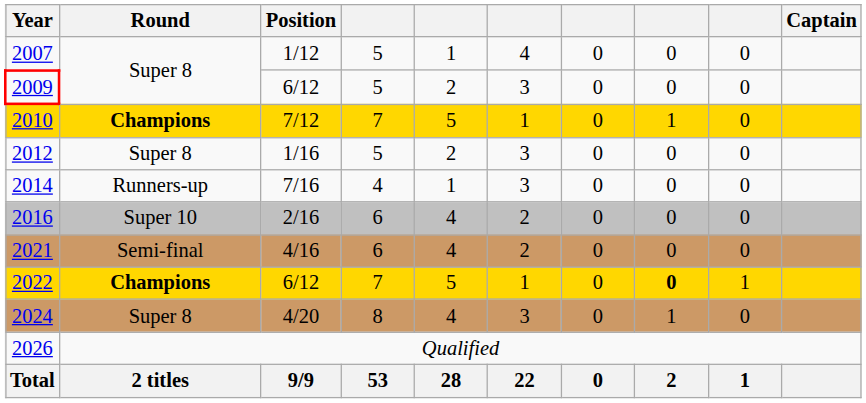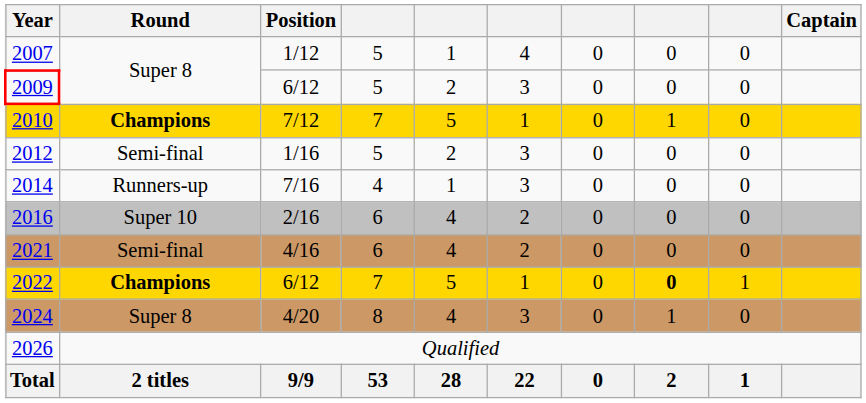(160, 153) Super 8 -> (160, 153) Semi-final
